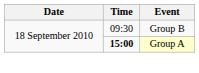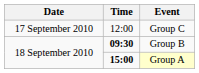+ row: (167, 28)
(122, 28) normal -> (122, 44) bold
